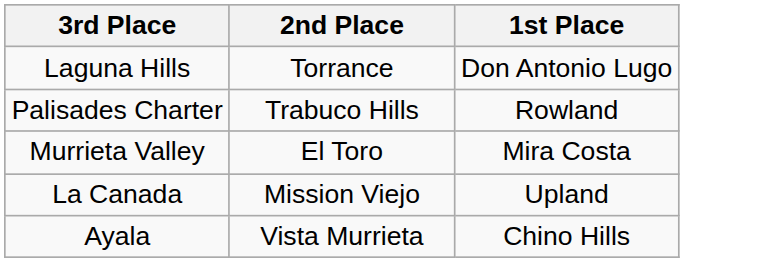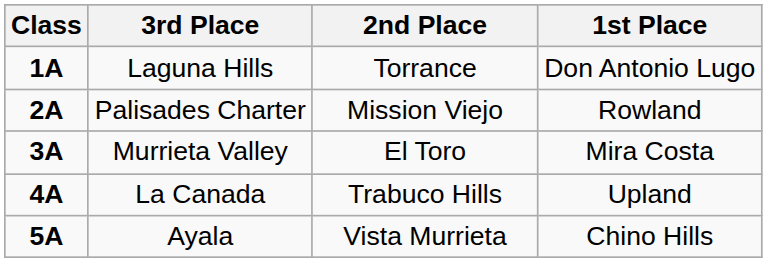+ column: (46, 25)
(342, 109) Trabuco Hills -> (425, 109) Mission Viejo
(342, 194) Mission Viejo -> (425, 194) Trabuco Hills
